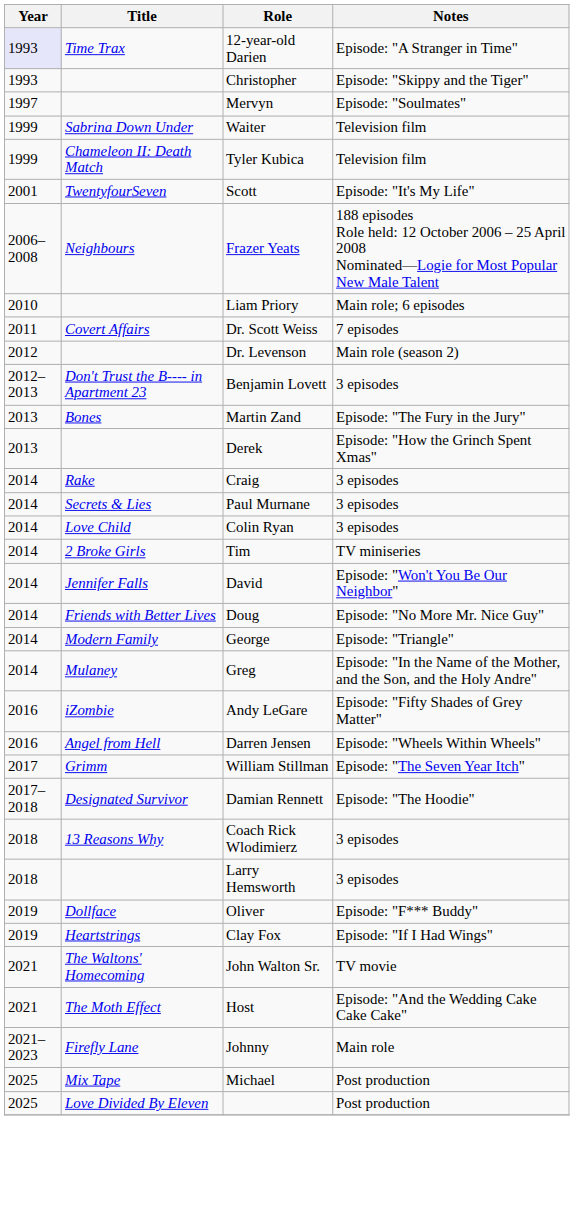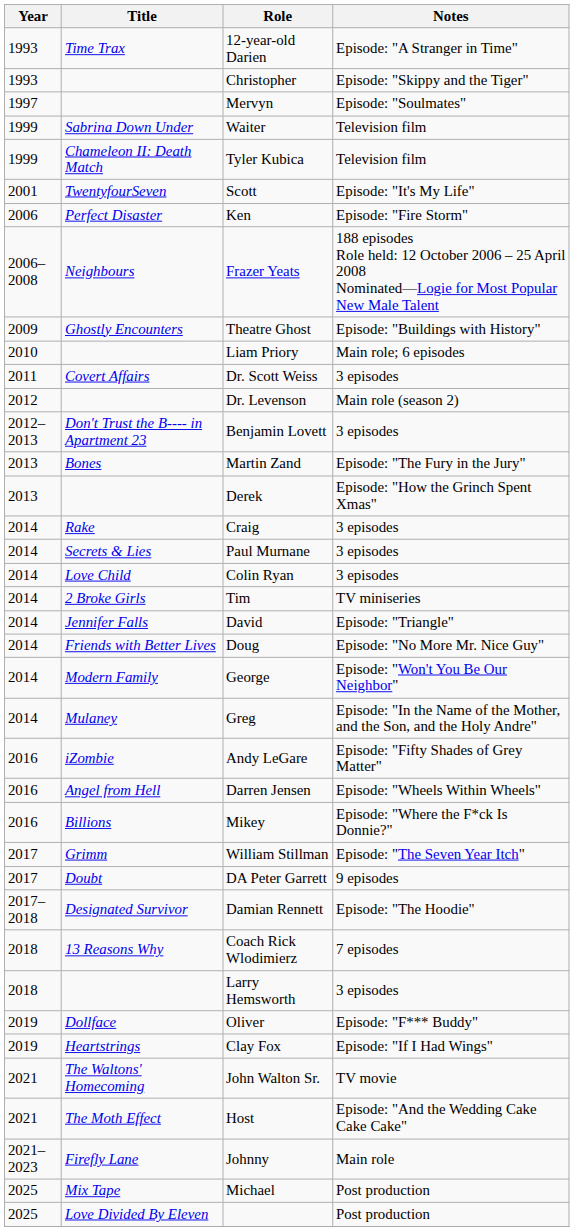(23, 48) lavender background -> (23, 48) no background
+ row: (114, 214)
+ row: (124, 329)
(367, 329) 7 episodes -> (367, 376) 3 episodes
(422, 583) Episode: "Won't You Be Our Neighbor" -> (395, 622) Episode: "Triangle"
(395, 638) Episode: "Triangle" -> (422, 677) Episode: "Won't You Be Our Neighbor"
+ row: (88, 822)
+ row: (84, 877)
(367, 839) 3 episodes -> (367, 950) 7 episodes
